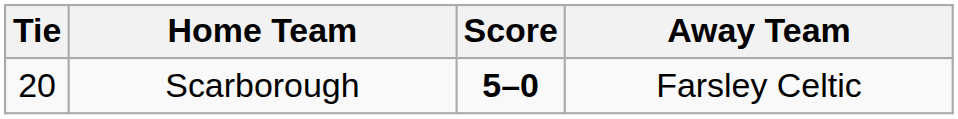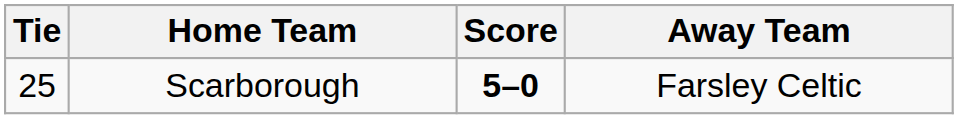(37, 85) 20 -> (37, 85) 25
